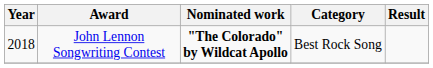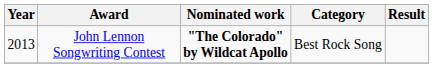(21, 44) 2018 -> (21, 44) 2013
